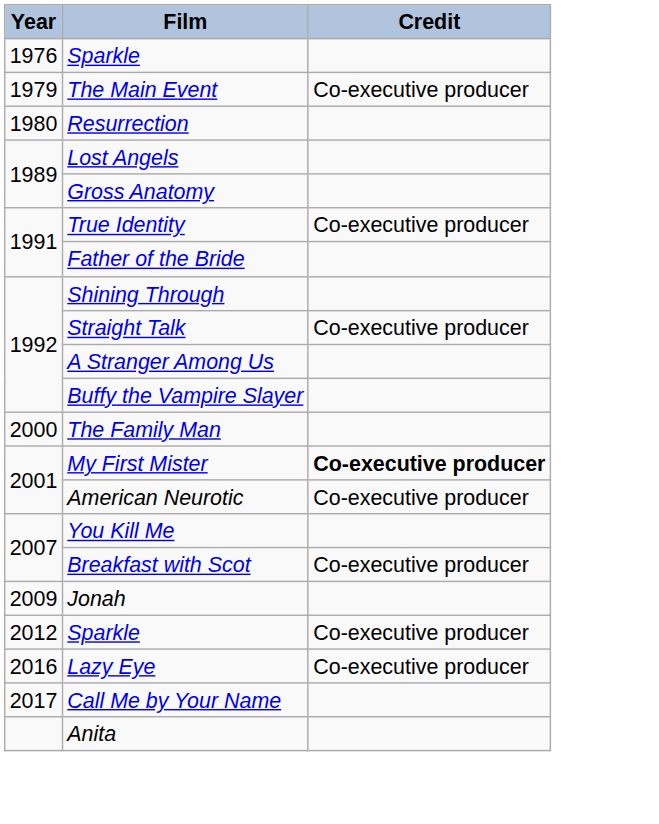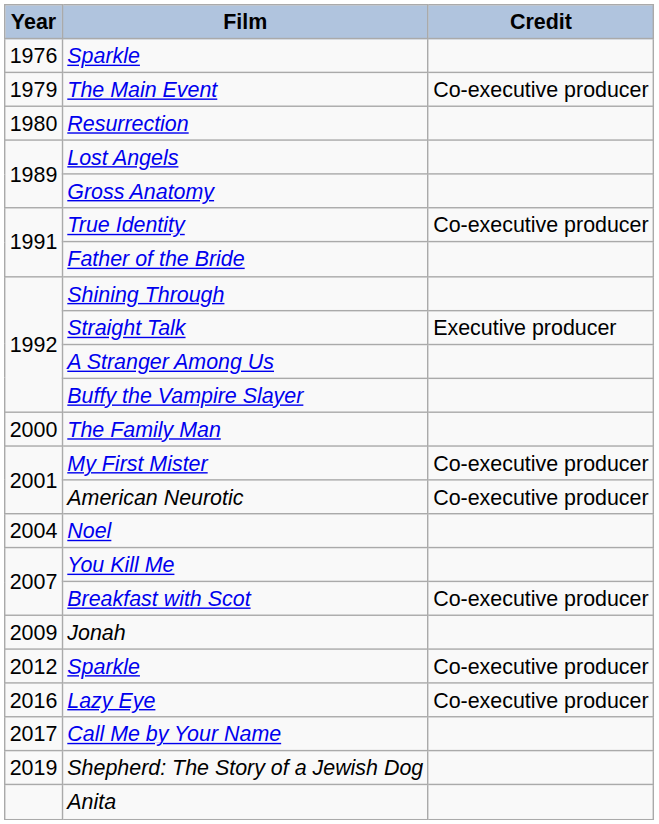(421, 327) Co-executive producer -> (525, 327) Executive producer
(429, 463) bold -> (541, 463) normal
+ row: (34, 531)
+ row: (34, 768)
